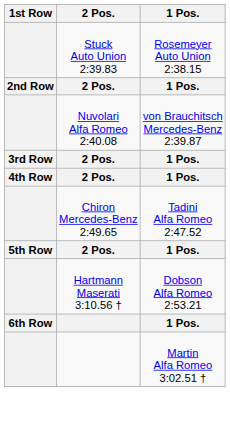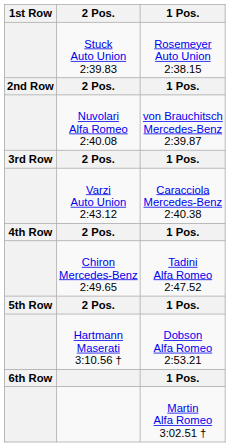+ row: (98, 202)
